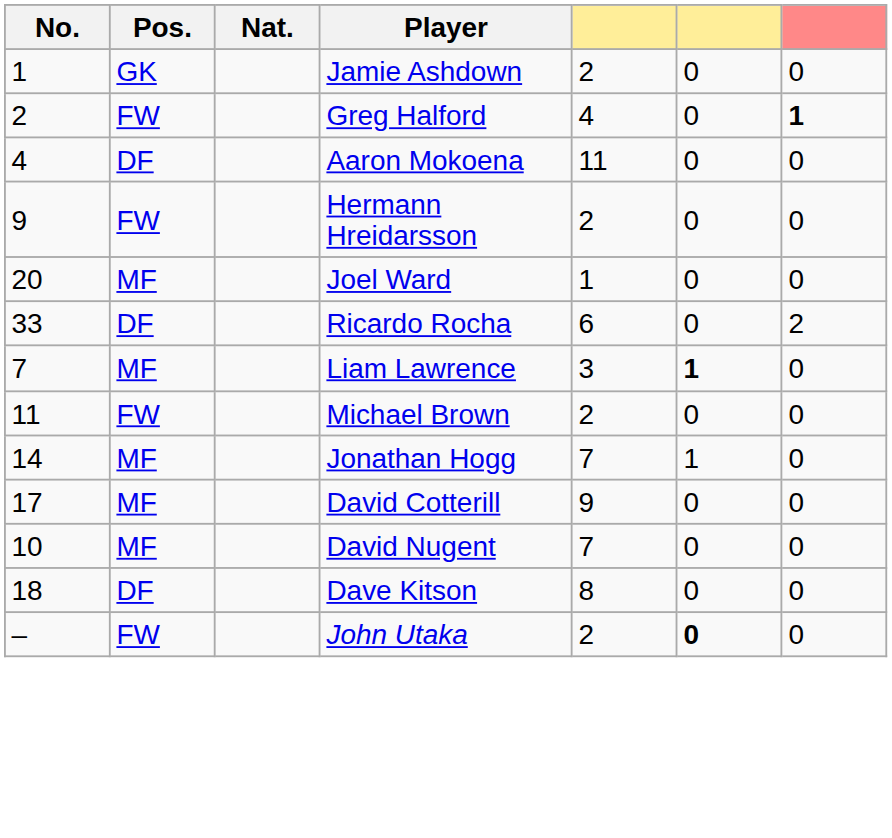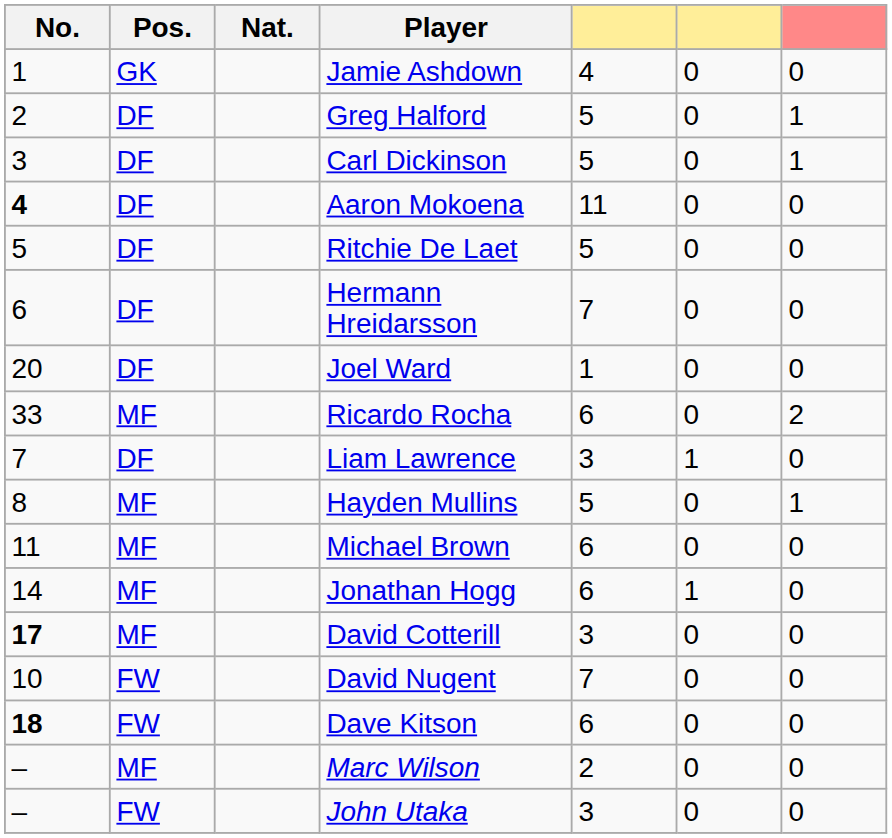(586, 72) 2 -> (586, 72) 4
(138, 116) FW -> (135, 116) DF
(586, 116) 4 -> (586, 116) 5
(796, 116) bold -> (796, 116) normal
+ row: (416, 160)
(19, 160) normal -> (19, 204) bold
+ row: (422, 249)
(19, 220) 9 -> (19, 309) 6
(138, 220) FW -> (135, 309) DF
(586, 220) 2 -> (586, 309) 7
(137, 280) MF -> (135, 368) DF
(135, 324) DF -> (137, 413) MF
(137, 368) MF -> (135, 457) DF
(691, 368) bold -> (691, 457) normal
+ row: (422, 501)
(138, 413) FW -> (137, 546) MF
(586, 413) 2 -> (586, 546) 6
(586, 457) 7 -> (586, 590) 6
(27, 501) normal -> (27, 634) bold
(586, 501) 9 -> (586, 634) 3
(137, 546) MF -> (138, 678) FW
(27, 590) normal -> (27, 723) bold
(135, 590) DF -> (138, 723) FW
(586, 590) 8 -> (586, 723) 6
+ row: (403, 767)
(586, 634) 2 -> (586, 811) 3
(691, 634) bold -> (691, 811) normal
